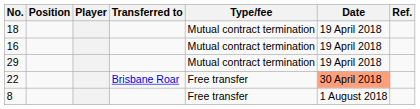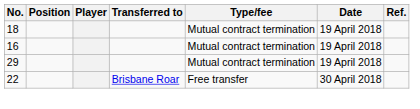(351, 79) lightsalmon background -> (351, 79) no background
- row: (10, 96)
